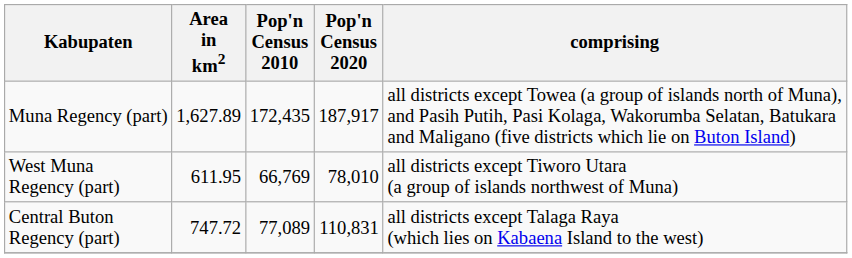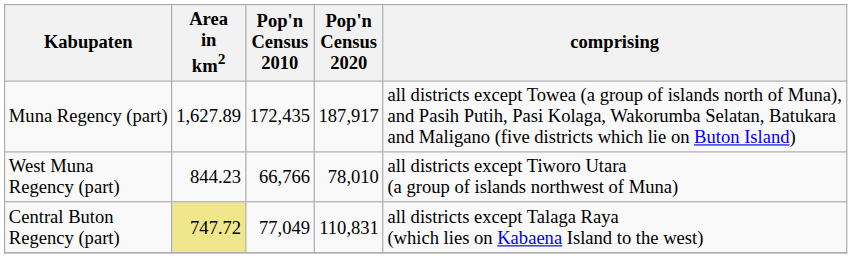(216, 177) 611.95 -> (216, 177) 844.23
(284, 177) 66,769 -> (284, 177) 66,766
(216, 227) no background -> (216, 227) khaki background
(284, 227) 77,089 -> (284, 227) 77,049
